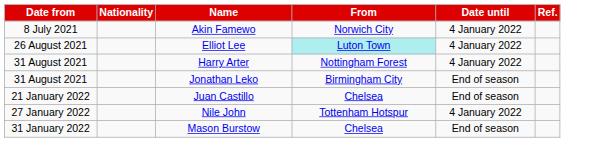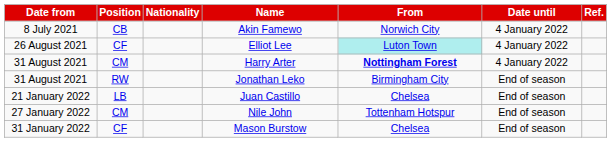+ column: (120, 13)
(364, 63) normal -> (410, 63) bold
(485, 113) 4 January 2022 -> (532, 113) End of season
